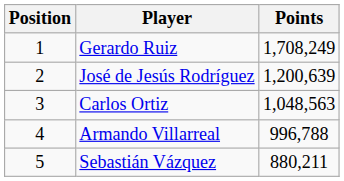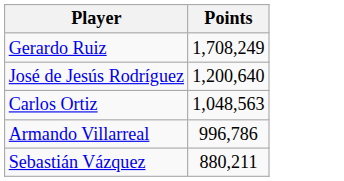- column: (40, 18)
(299, 76) 1,200,639 -> (228, 76) 1,200,640
(299, 133) 996,788 -> (228, 133) 996,786
